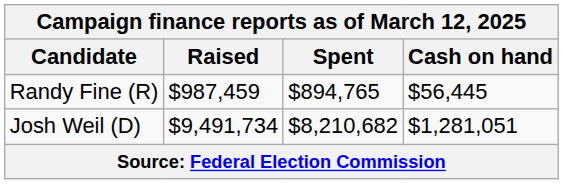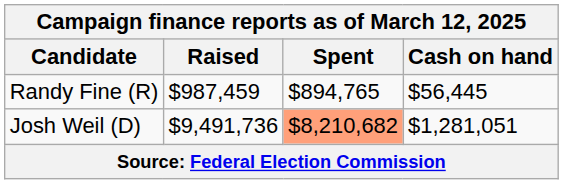(223, 126) $9,491,734 -> (223, 126) $9,491,736
(343, 126) no background -> (343, 126) lightsalmon background
